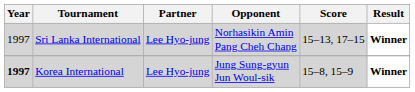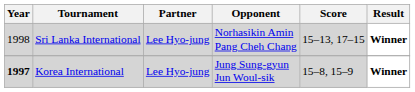(18, 39) 1997 -> (18, 39) 1998
